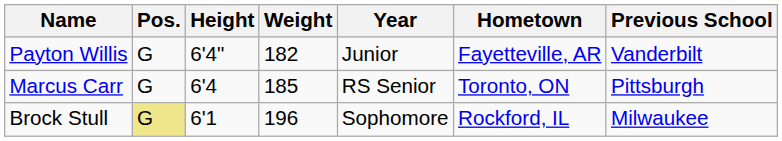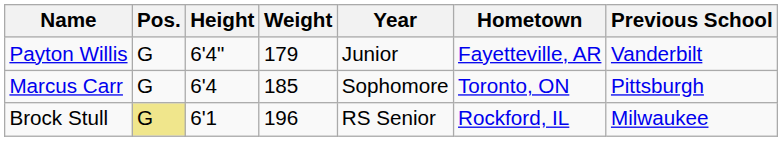(281, 53) 182 -> (281, 53) 179
(389, 86) RS Senior -> (395, 86) Sophomore
(395, 119) Sophomore -> (389, 119) RS Senior
